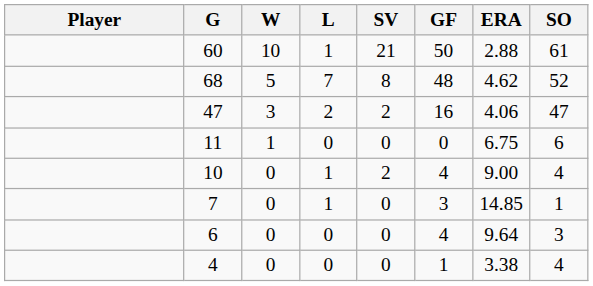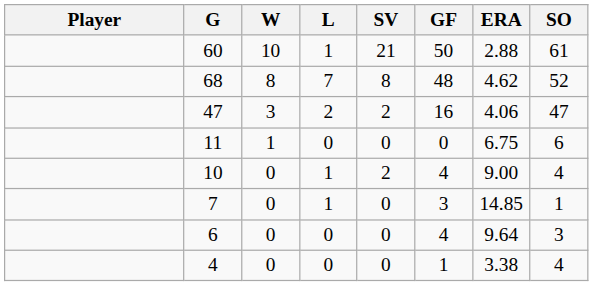(271, 81) 5 -> (271, 81) 8
